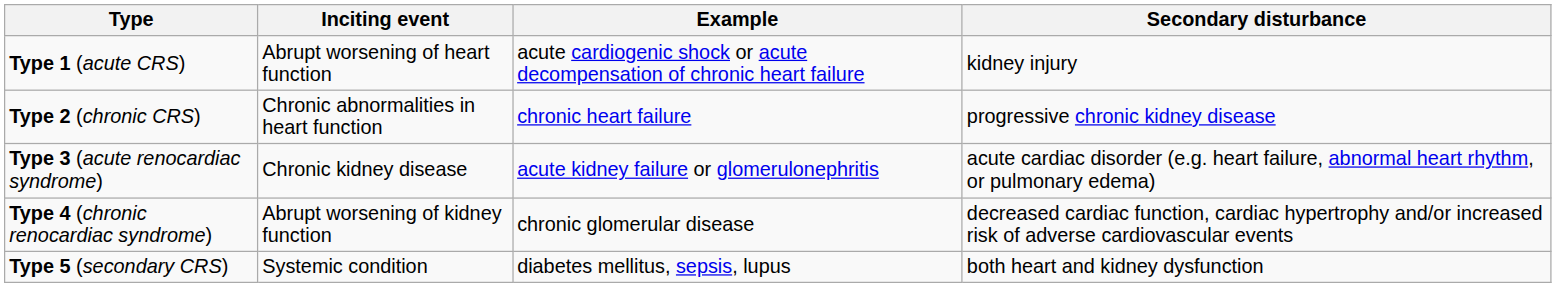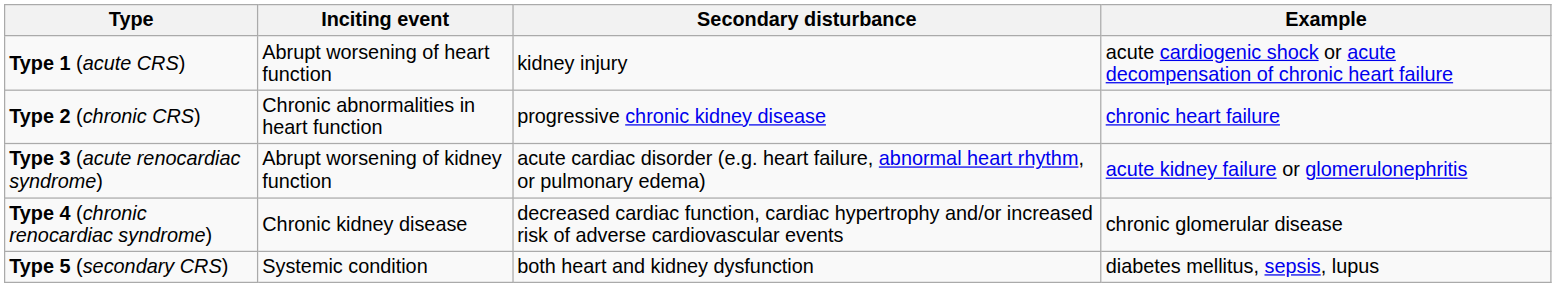columns swapped: (1257, 20) <-> (737, 20)
(365, 170) Chronic kidney disease -> (382, 170) Abrupt worsening of kidney function
(382, 224) Abrupt worsening of kidney function -> (365, 224) Chronic kidney disease
